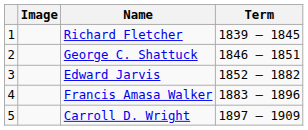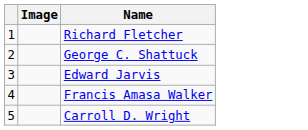- column: (259, 15)
